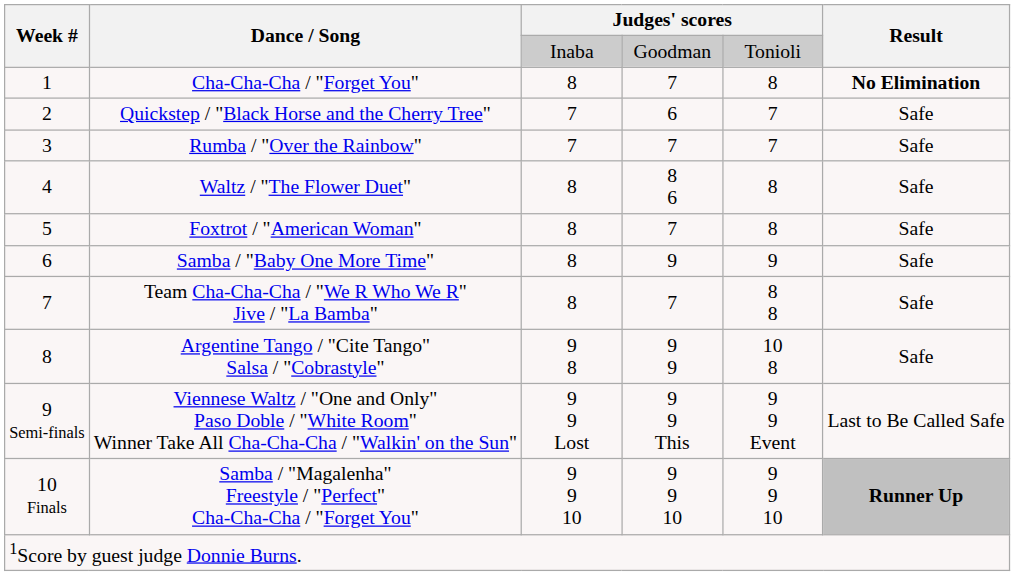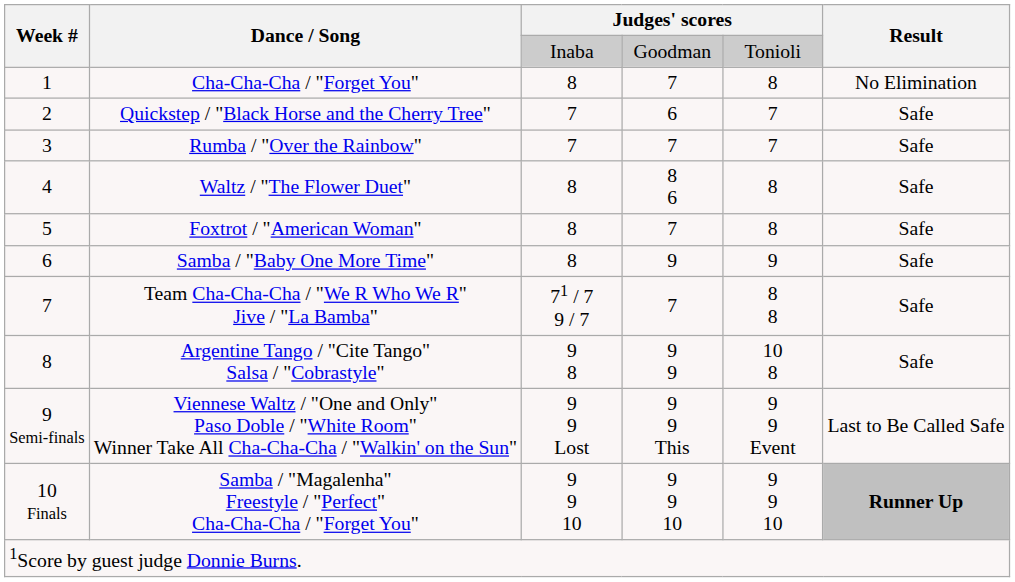(916, 82) bold -> (916, 82) normal
(572, 303) 8 -> (572, 305) 71 / 7 9 / 7
